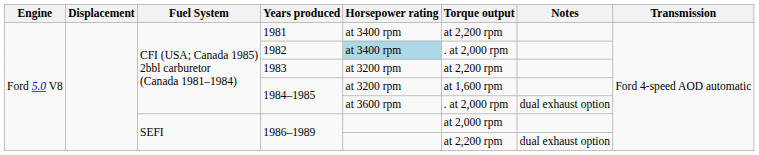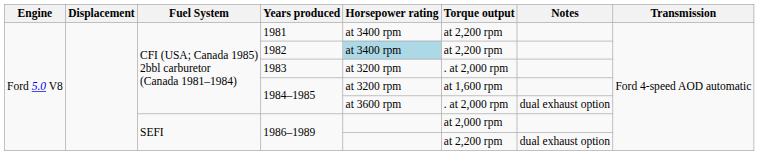(476, 50) . at 2,000 rpm -> (473, 50) at 2,200 rpm
(473, 68) at 2,200 rpm -> (476, 68) . at 2,000 rpm
